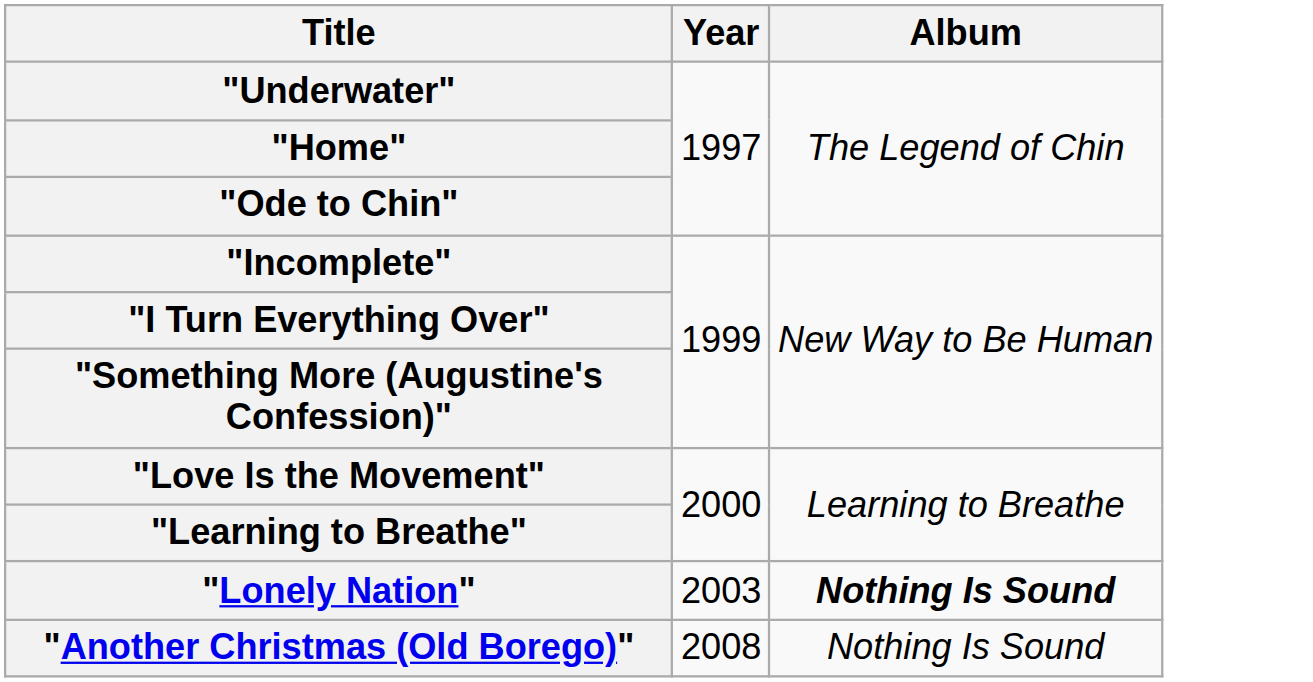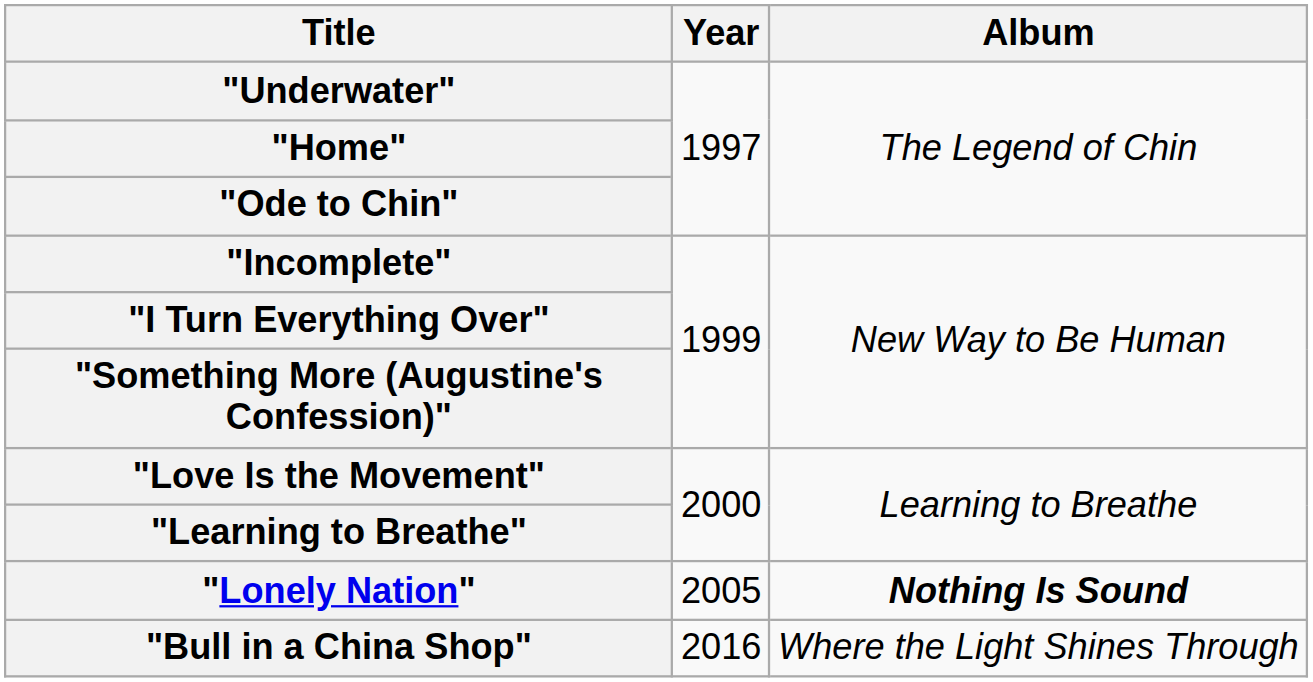(721, 589) 2003 -> (721, 589) 2005
- row: (339, 647)
+ row: (339, 647)
